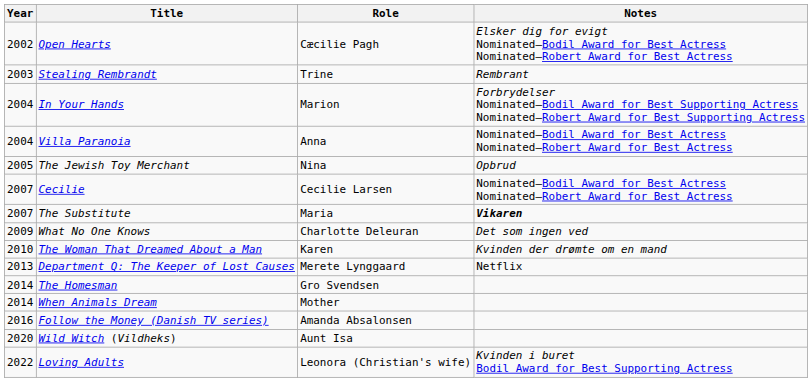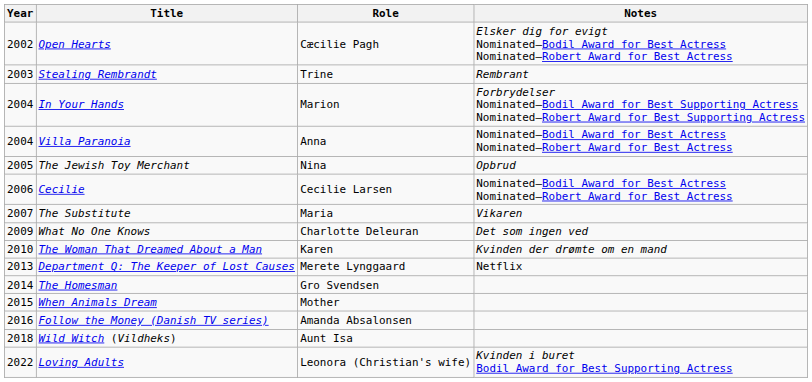(20, 189) 2007 -> (20, 189) 2006
(499, 214) bold -> (499, 214) normal
(20, 302) 2014 -> (20, 302) 2015
(20, 338) 2020 -> (20, 338) 2018
